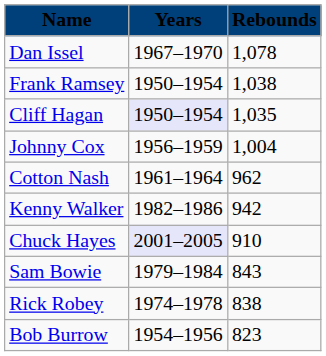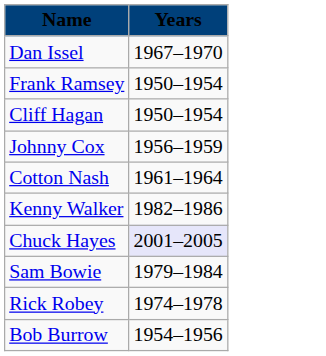- column: (274, 20)
(178, 114) lavender background -> (178, 114) no background
